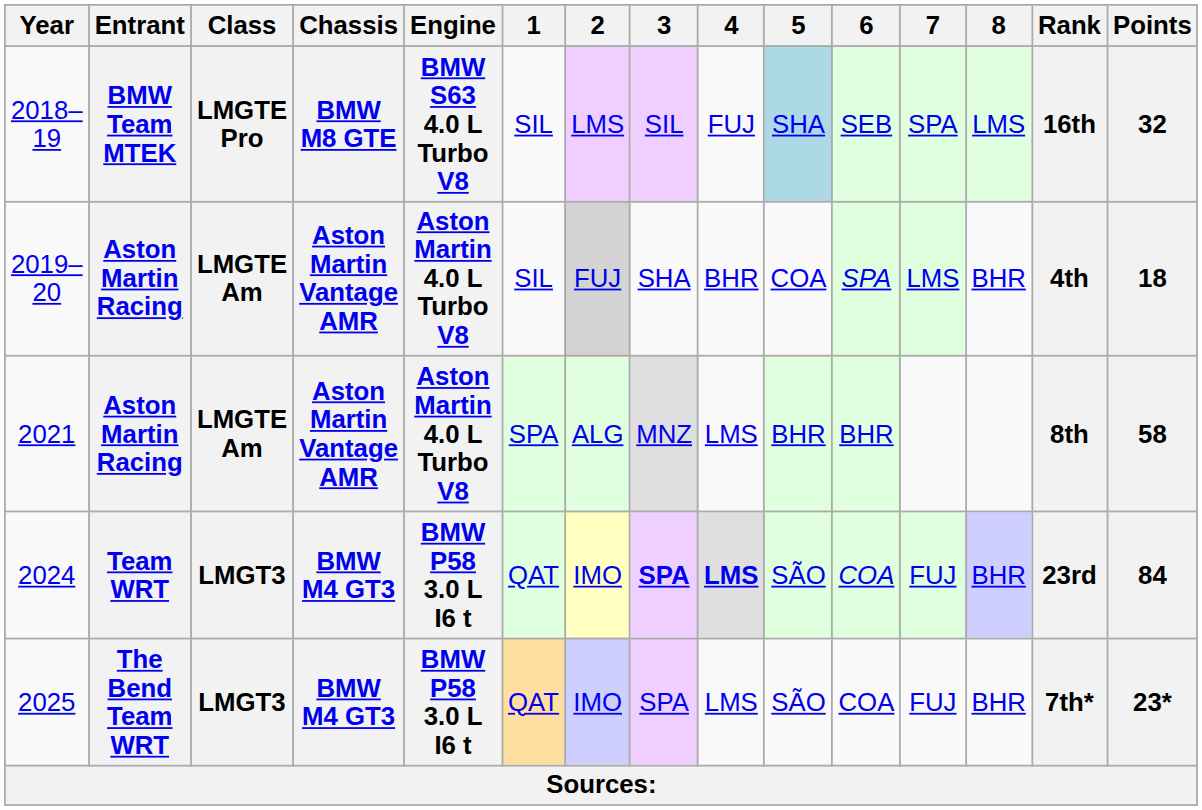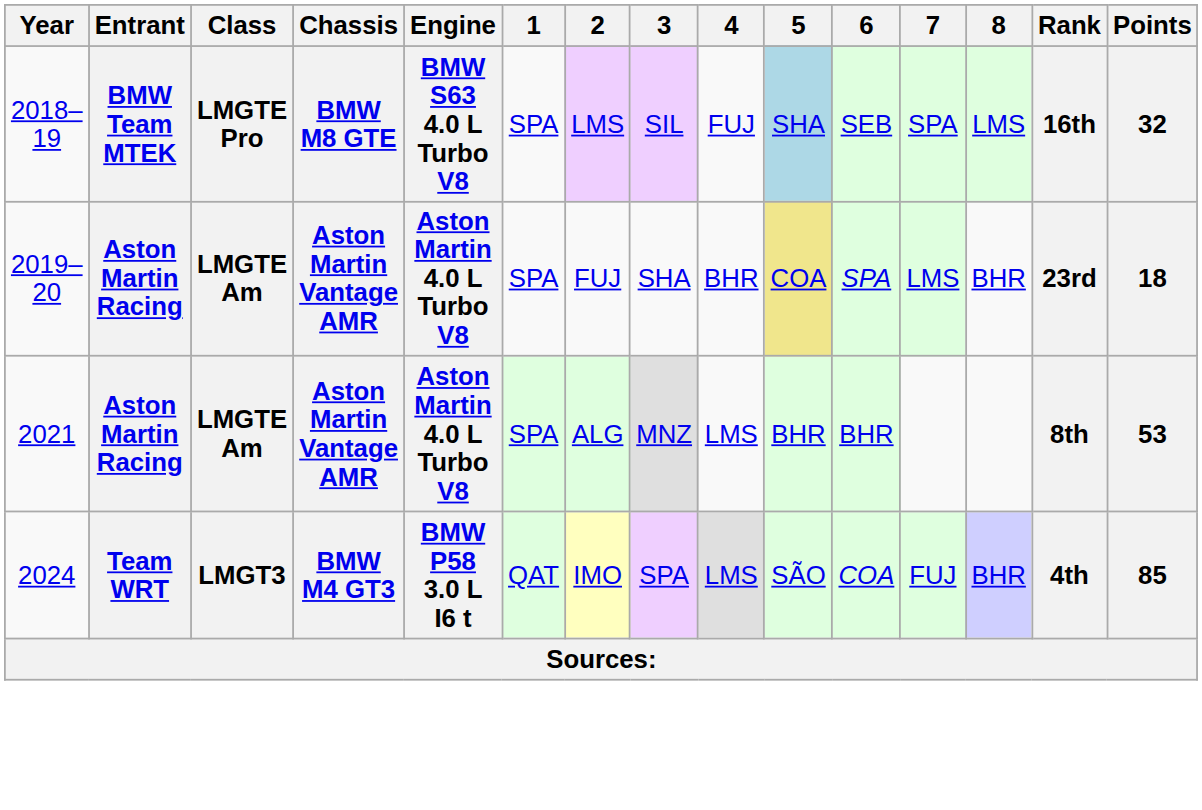(534, 124) SIL -> (534, 124) SPA
(534, 279) SIL -> (534, 279) SPA
(598, 279) lightgrey background -> (598, 279) no background
(799, 279) no background -> (799, 279) khaki background
(1069, 279) 4th -> (1069, 279) 23rd
(1152, 434) 58 -> (1152, 434) 53
(664, 575) bold -> (664, 575) normal
(731, 575) bold -> (731, 575) normal
(1069, 575) 23rd -> (1069, 575) 4th
(1152, 575) 84 -> (1152, 575) 85
- row: (47, 702)
